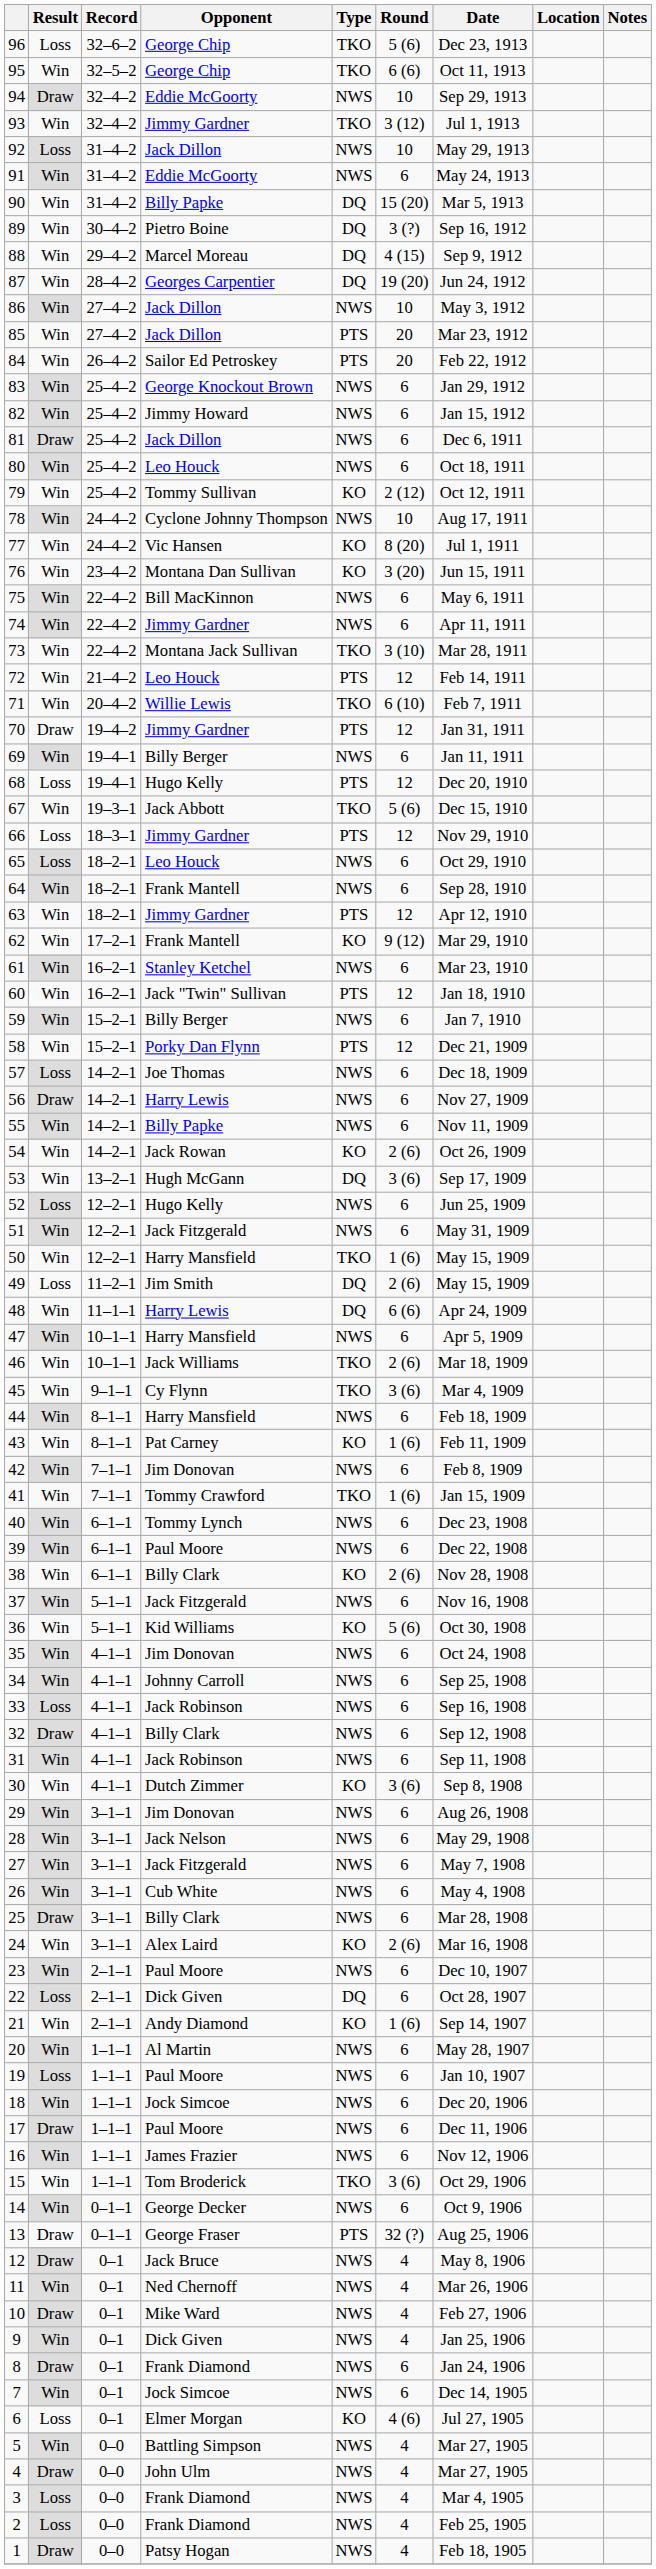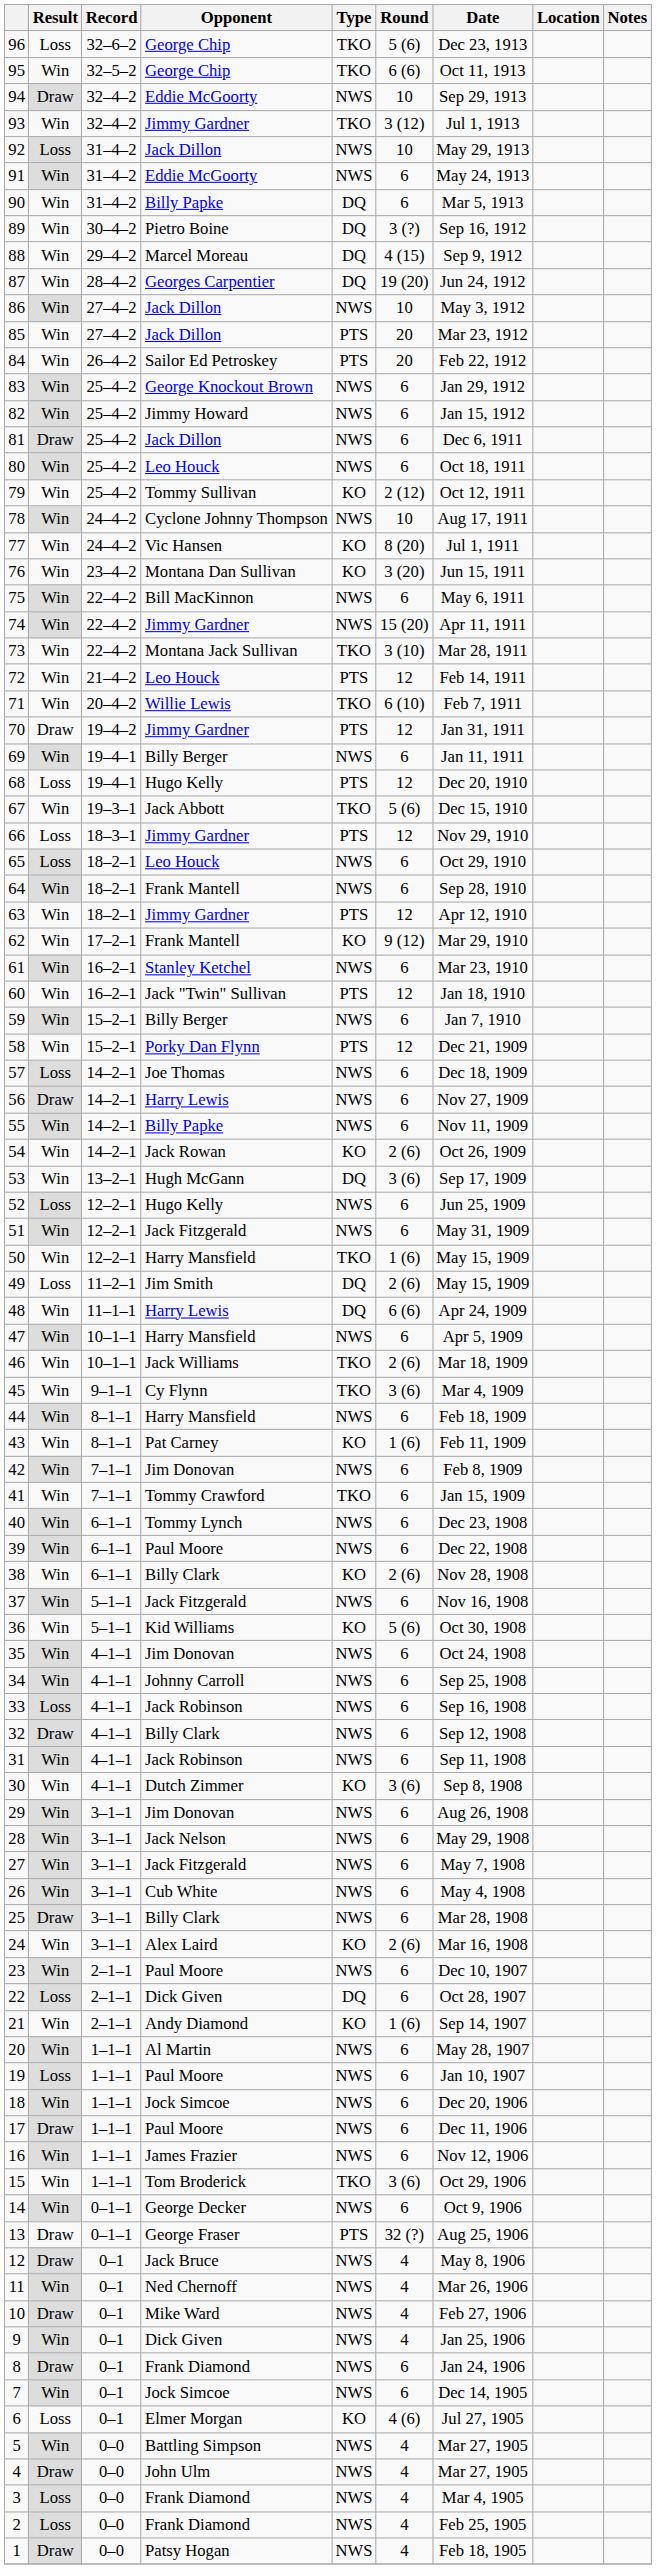(404, 202) 15 (20) -> (404, 202) 6
(404, 624) 6 -> (404, 624) 15 (20)
(404, 1495) 1 (6) -> (404, 1495) 6
